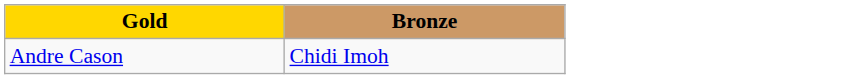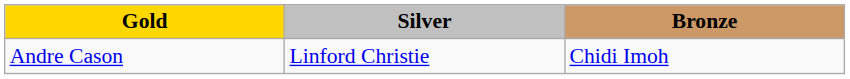+ column: (425, 21)
